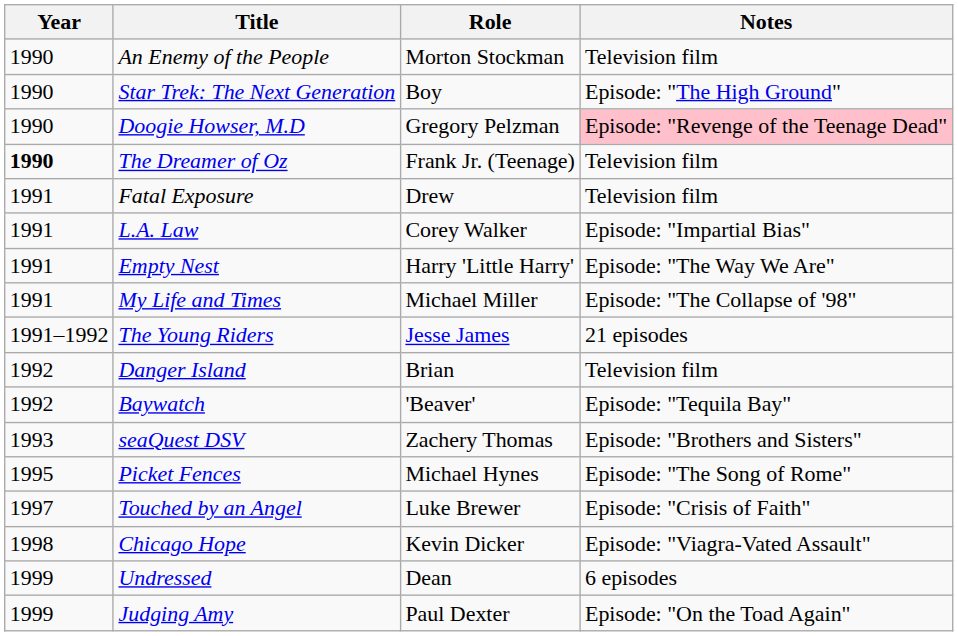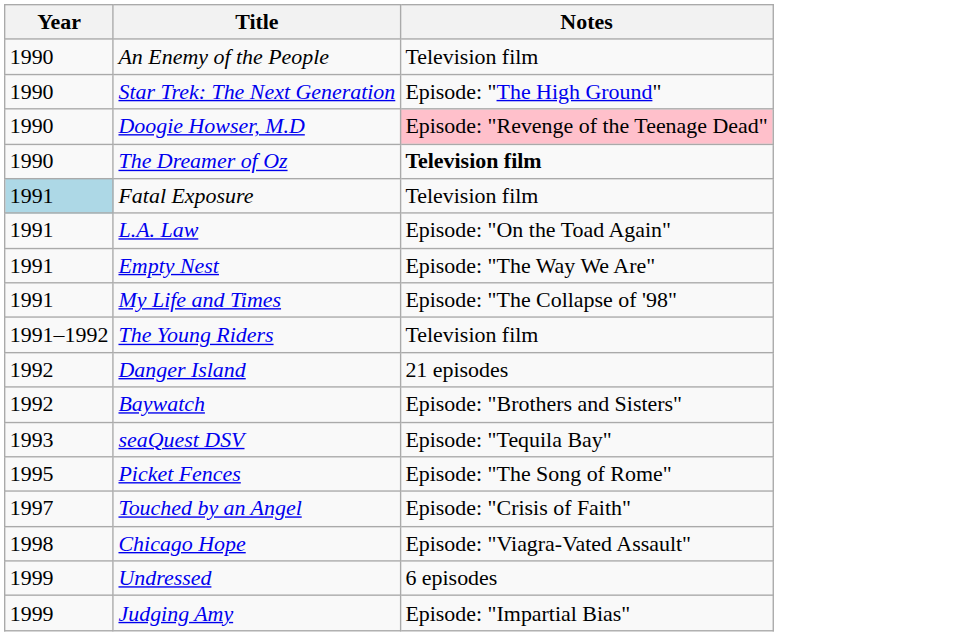- column: (490, 21)
(32, 160) bold -> (32, 160) normal
(651, 160) normal -> (473, 160) bold
(32, 195) no background -> (32, 195) lightblue background
(697, 230) Episode: "Impartial Bias" -> (538, 230) Episode: "On the Toad Again"
(636, 334) 21 episodes -> (472, 334) Television film
(651, 369) Television film -> (457, 369) 21 episodes
(688, 404) Episode: "Tequila Bay" -> (544, 404) Episode: "Brothers and Sisters"
(723, 439) Episode: "Brothers and Sisters" -> (509, 439) Episode: "Tequila Bay"
(718, 612) Episode: "On the Toad Again" -> (518, 612) Episode: "Impartial Bias"
